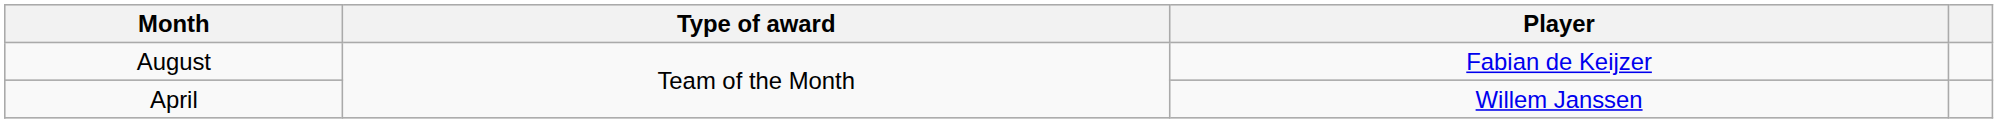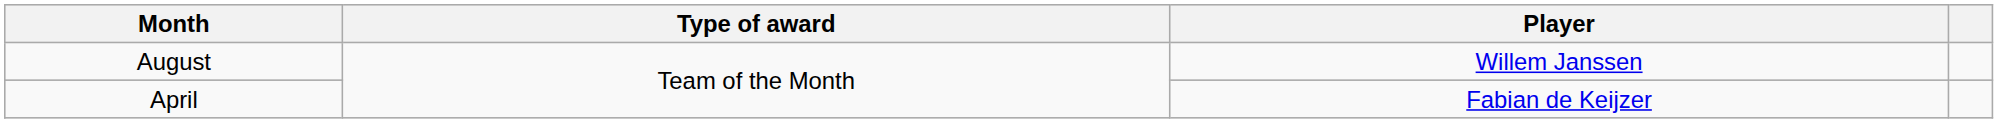(1559, 62) Fabian de Keijzer -> (1559, 62) Willem Janssen
(1559, 99) Willem Janssen -> (1559, 99) Fabian de Keijzer
